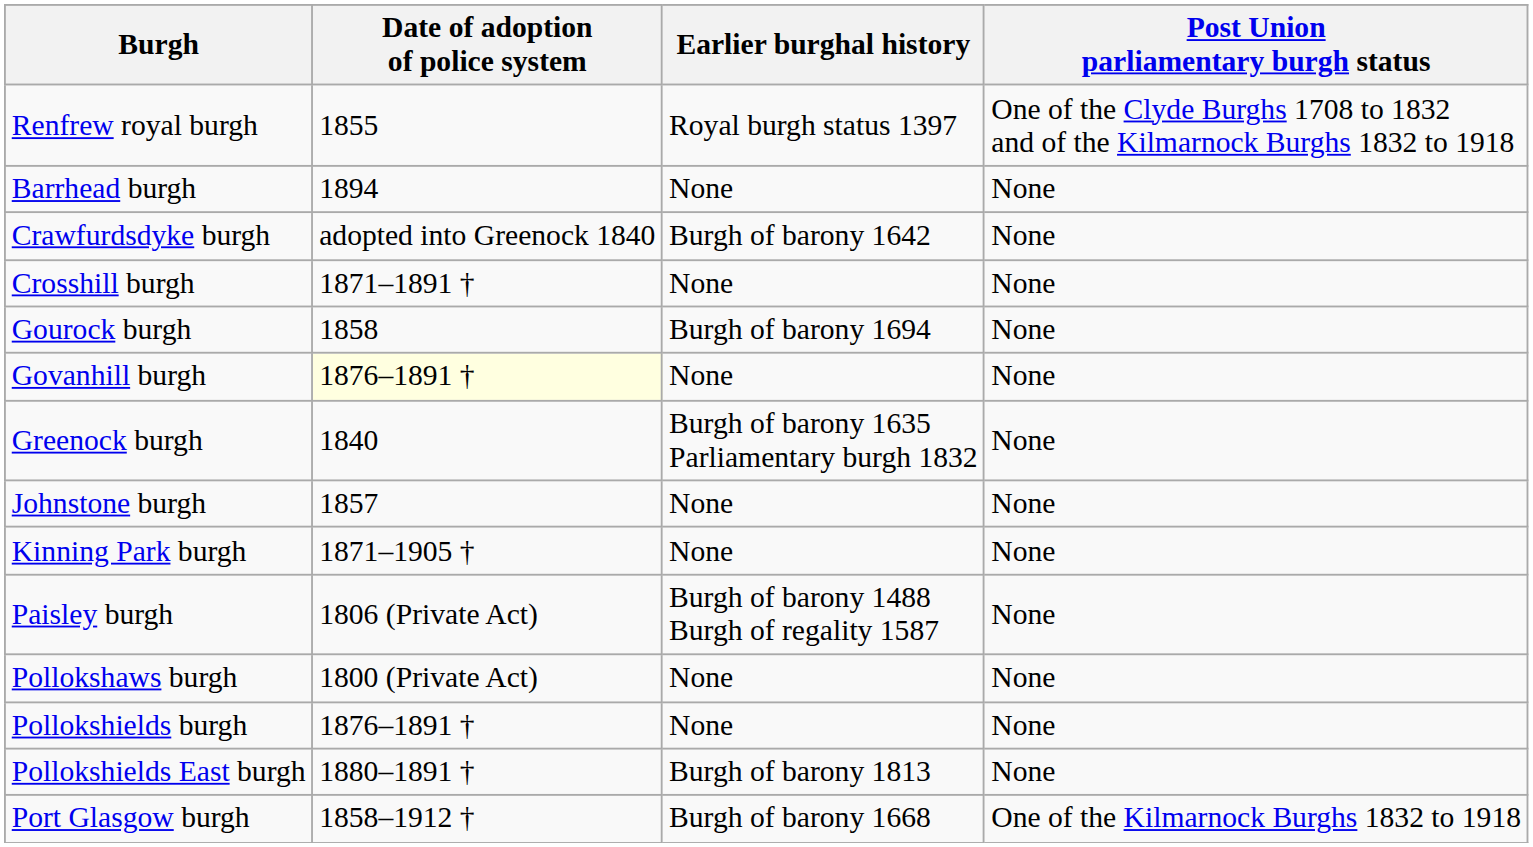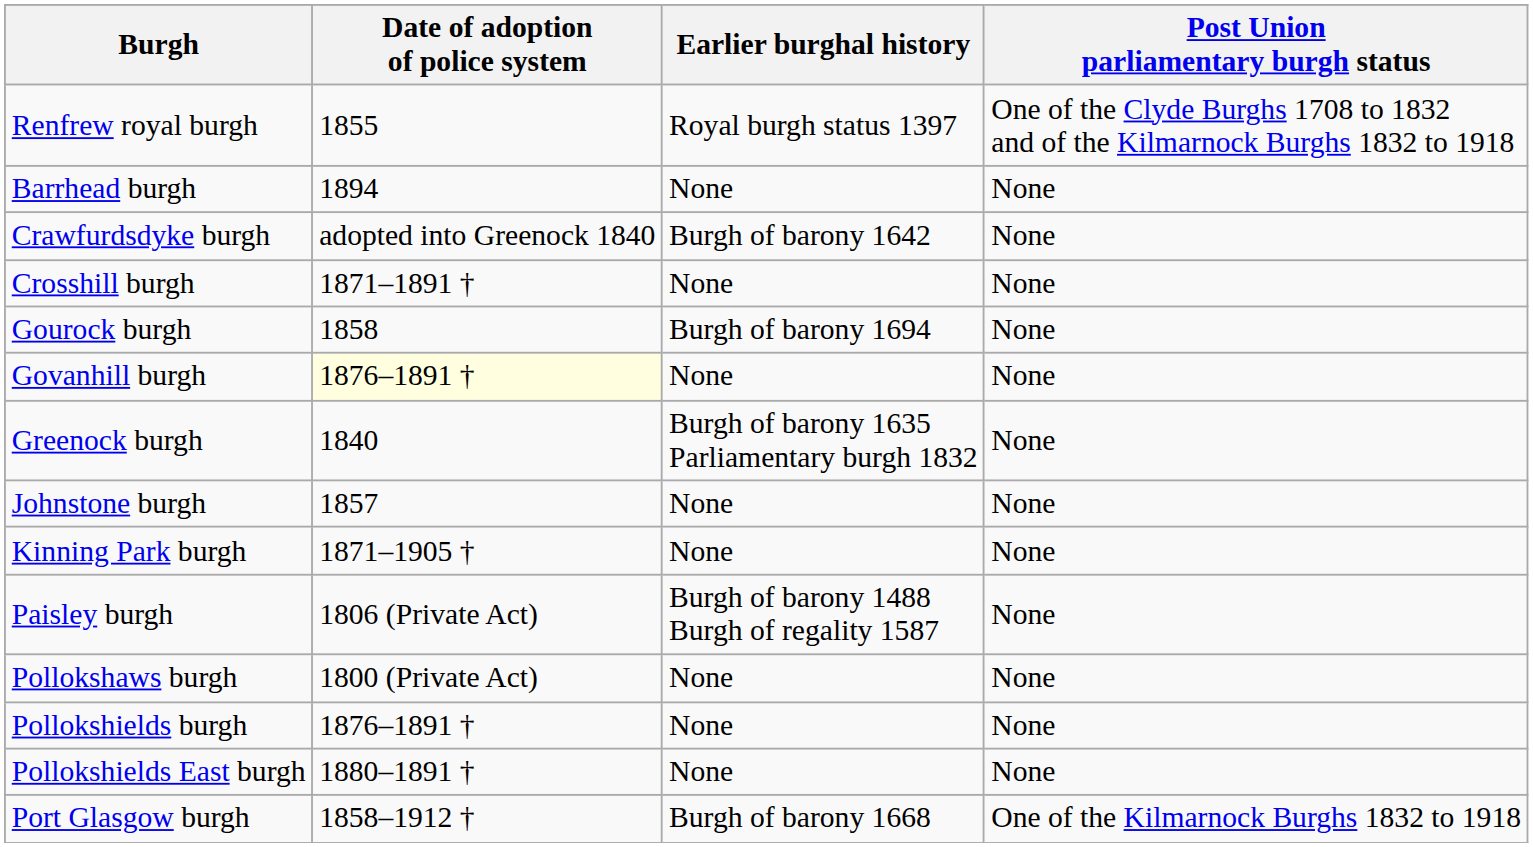(800, 771) Burgh of barony 1813 -> (701, 771) None
